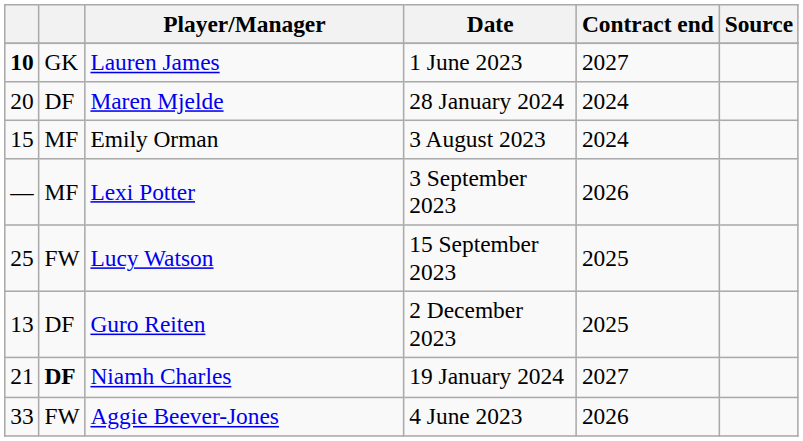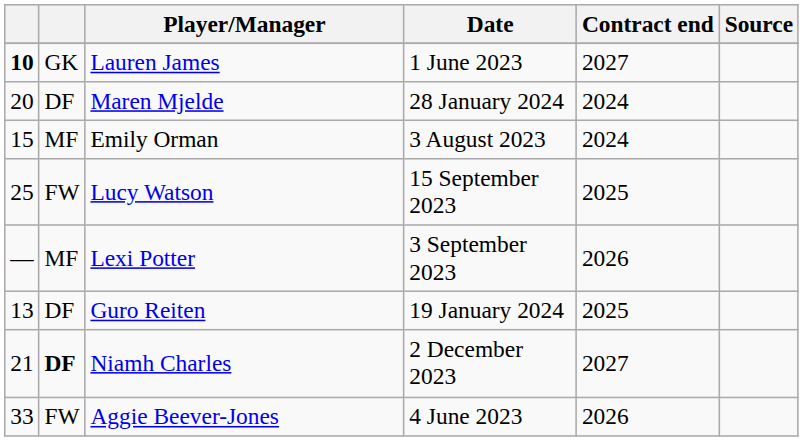rows swapped: (143, 192) <-> (152, 258)
(466, 324) 2 December 2023 -> (487, 311) 19 January 2024
(487, 377) 19 January 2024 -> (466, 363) 2 December 2023
